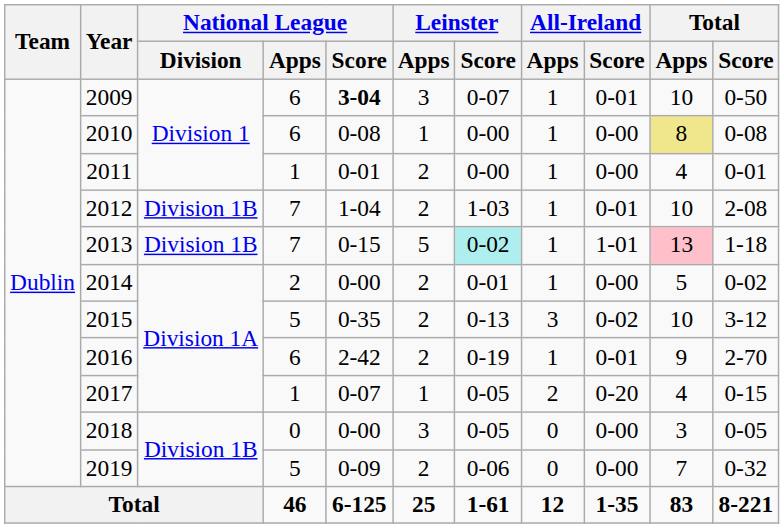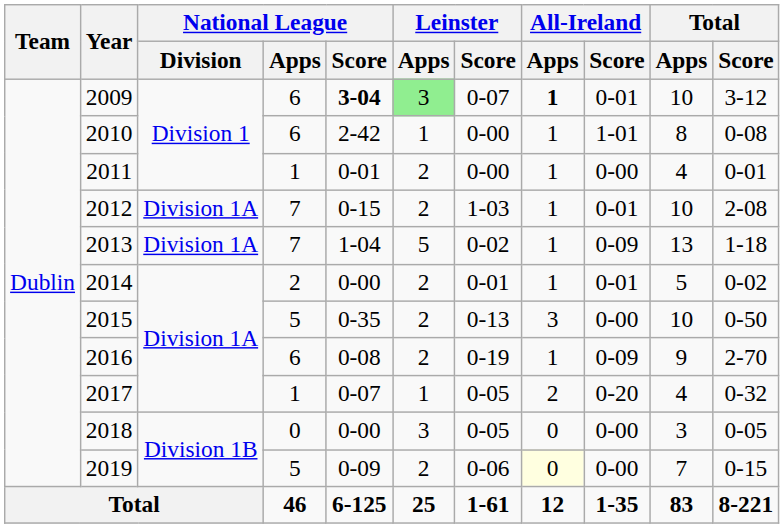(424, 97) no background -> (424, 97) lightgreen background
(553, 97) normal -> (553, 97) bold
(746, 97) 0-50 -> (746, 97) 3-12
(359, 134) 0-08 -> (359, 134) 2-42
(617, 134) 0-00 -> (617, 134) 1-01
(681, 134) khaki background -> (681, 134) no background
(201, 208) Division 1B -> (201, 208) Division 1A
(359, 208) 1-04 -> (359, 208) 0-15
(201, 245) Division 1B -> (201, 245) Division 1A
(359, 245) 0-15 -> (359, 245) 1-04
(488, 245) paleturquoise background -> (488, 245) no background
(617, 245) 1-01 -> (617, 245) 0-09
(681, 245) pink background -> (681, 245) no background
(617, 282) 0-00 -> (617, 282) 0-01
(617, 319) 0-02 -> (617, 319) 0-00
(746, 319) 3-12 -> (746, 319) 0-50
(359, 356) 2-42 -> (359, 356) 0-08
(617, 356) 0-01 -> (617, 356) 0-09
(746, 393) 0-15 -> (746, 393) 0-32
(553, 467) no background -> (553, 467) lightyellow background
(746, 467) 0-32 -> (746, 467) 0-15
